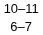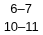rows swapped: (21, 26) <-> (21, 9)
